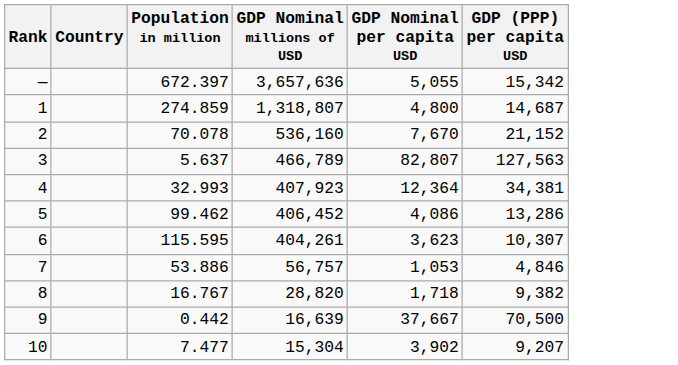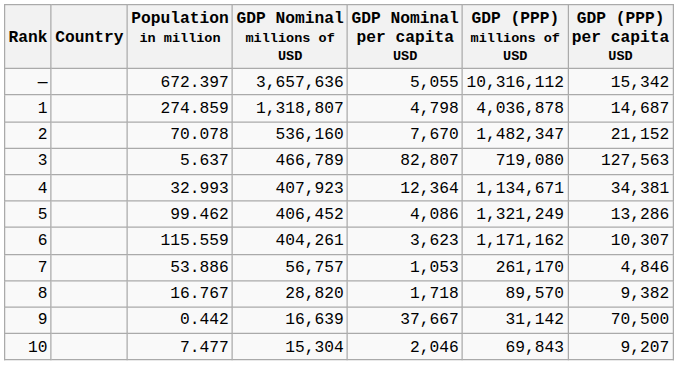+ column: (515, 36)
(434, 108) 4,800 -> (434, 108) 4,798
(195, 241) 115.595 -> (195, 241) 115.559
(434, 347) 3,902 -> (434, 347) 2,046
